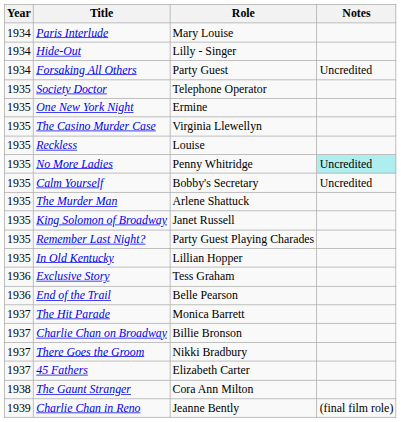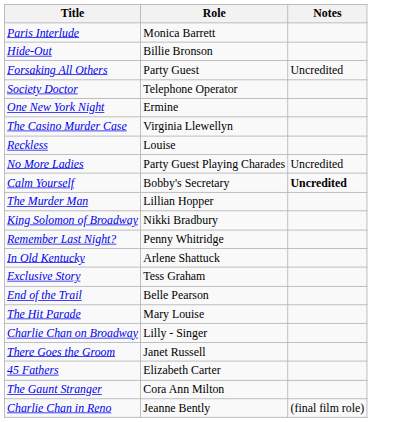- column: (19, 13)
(203, 32) Mary Louise -> (179, 32) Monica Barrett
(204, 51) Lilly - Singer -> (178, 51) Billie Bronson
(213, 164) Penny Whitridge -> (214, 164) Party Guest Playing Charades
(346, 164) paleturquoise background -> (317, 164) no background
(346, 182) normal -> (319, 182) bold
(211, 201) Arlene Shattuck -> (178, 201) Lillian Hopper
(204, 220) Janet Russell -> (181, 220) Nikki Bradbury
(243, 239) Party Guest Playing Charades -> (184, 239) Penny Whitridge
(208, 257) Lillian Hopper -> (182, 257) Arlene Shattuck
(208, 314) Monica Barrett -> (174, 314) Mary Louise
(207, 333) Billie Bronson -> (175, 333) Lilly - Singer
(210, 351) Nikki Bradbury -> (174, 351) Janet Russell
